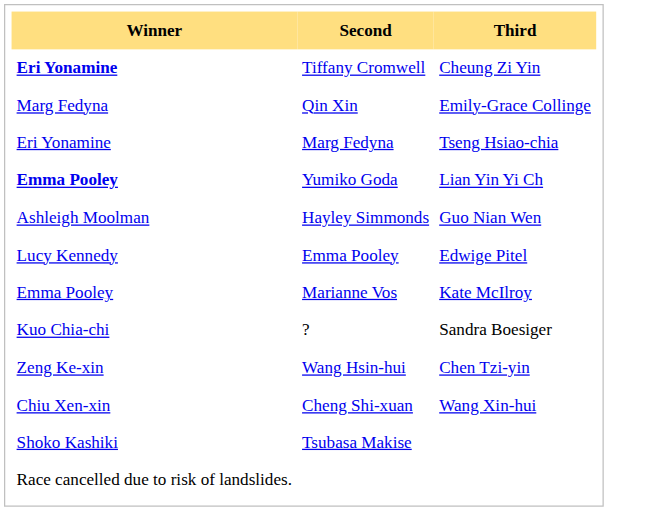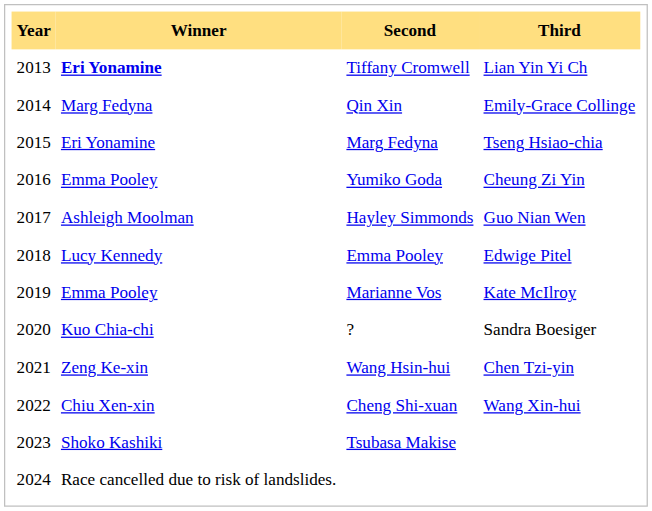+ column: (34, 30)
(490, 67) Cheung Zi Yin -> (535, 67) Lian Yin Yi Ch
(67, 180) bold -> (109, 180) normal
(491, 180) Lian Yin Yi Ch -> (534, 180) Cheung Zi Yin
